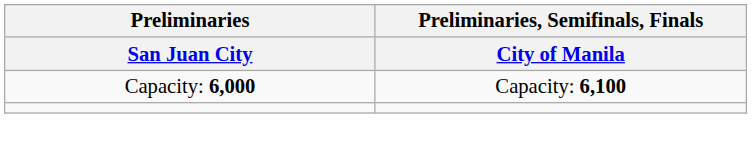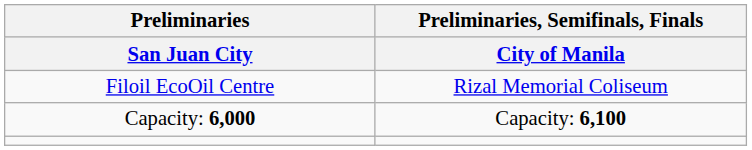+ row: (190, 86)
